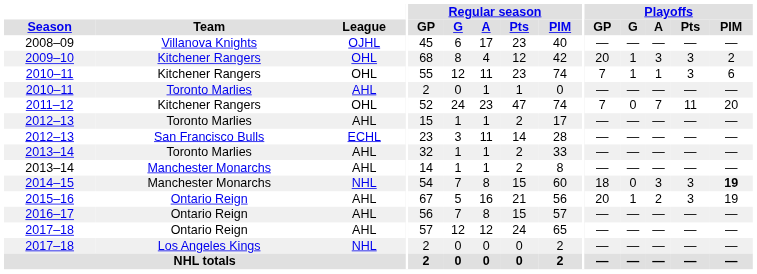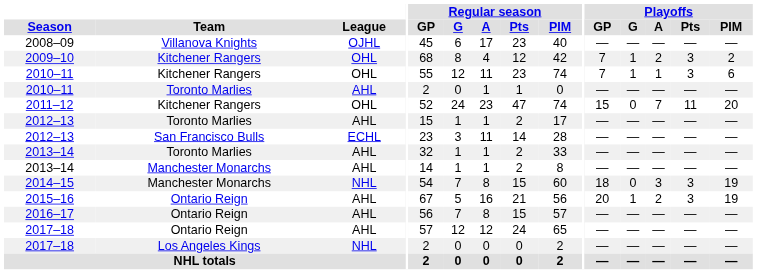(602, 58) 20 -> (602, 58) 7
(658, 58) 3 -> (658, 58) 2
(602, 105) 7 -> (602, 105) 15
(731, 183) bold -> (731, 183) normal
